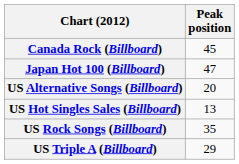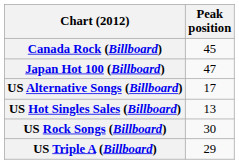(210, 88) 20 -> (210, 88) 17
(210, 128) 35 -> (210, 128) 30
